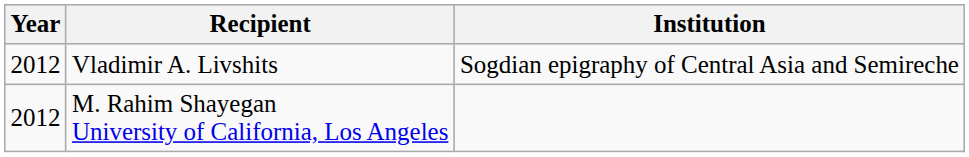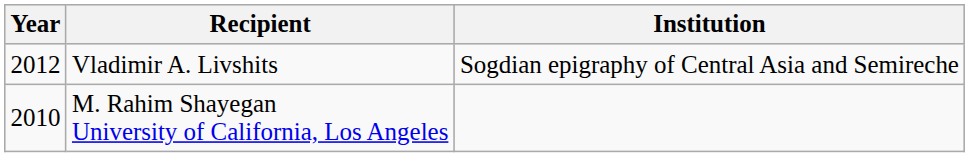(35, 117) 2012 -> (35, 117) 2010
